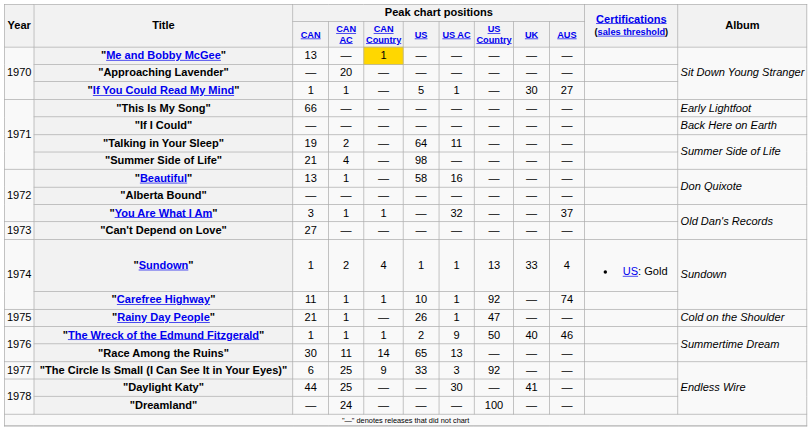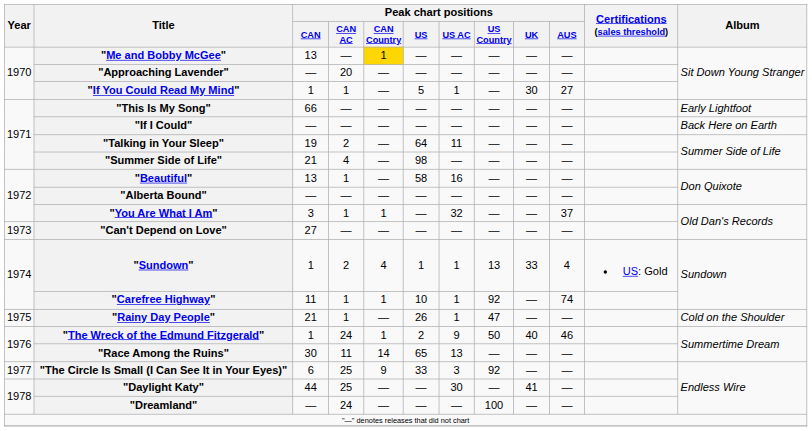(346, 335) 1 -> (346, 335) 24
